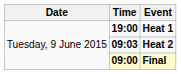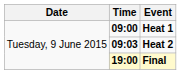(125, 28) 19:00 -> (125, 28) 09:00
(125, 61) 09:00 -> (125, 61) 19:00
